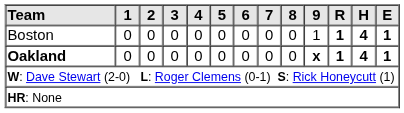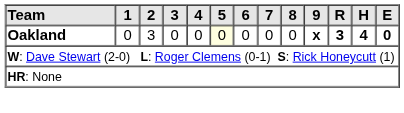- row: (31, 35)
(151, 56) 0 -> (151, 35) 3
(222, 56) no background -> (222, 35) lightyellow background
(340, 56) 1 -> (340, 35) 3
(387, 56) 1 -> (387, 35) 0
